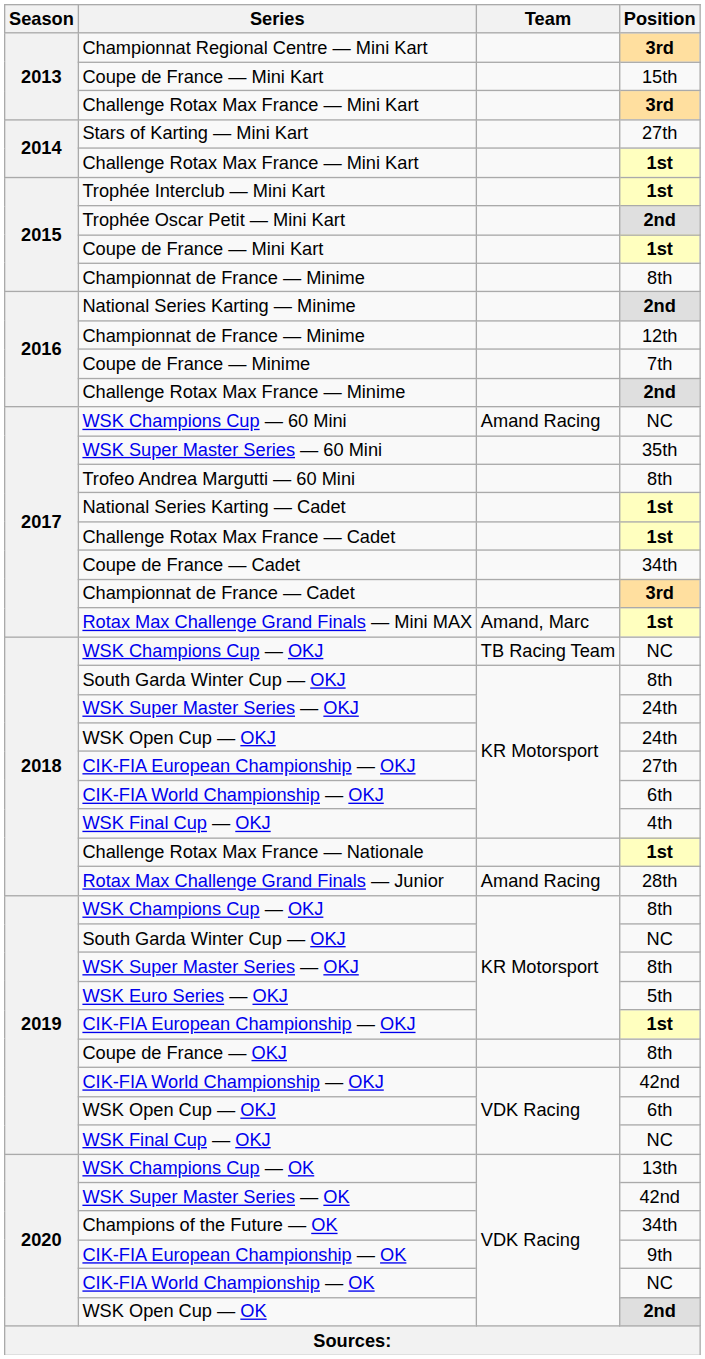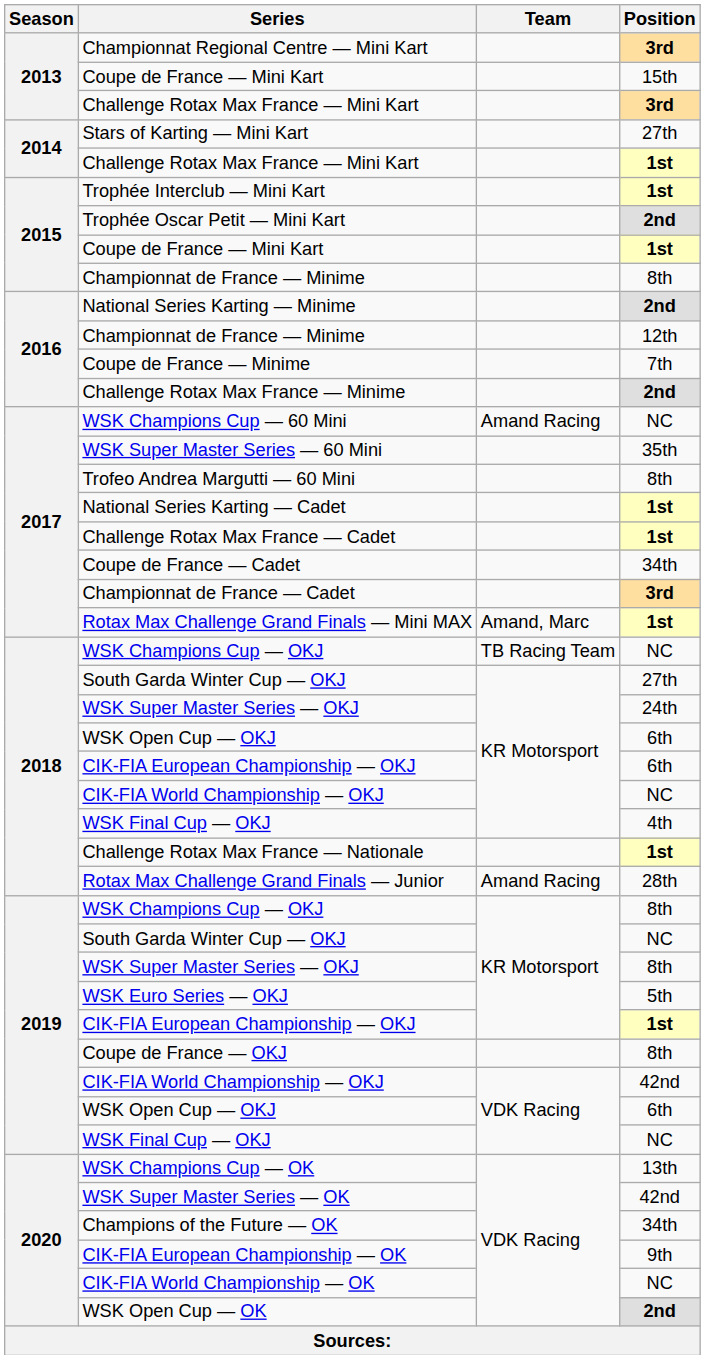(660, 679) 8th -> (660, 679) 27th
(660, 737) 24th -> (660, 737) 6th
(660, 766) 27th -> (660, 766) 6th
(660, 794) 6th -> (660, 794) NC
